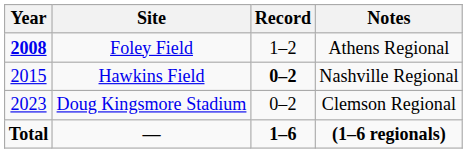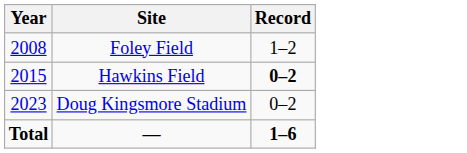- column: (389, 18)
(28, 47) bold -> (28, 47) normal
